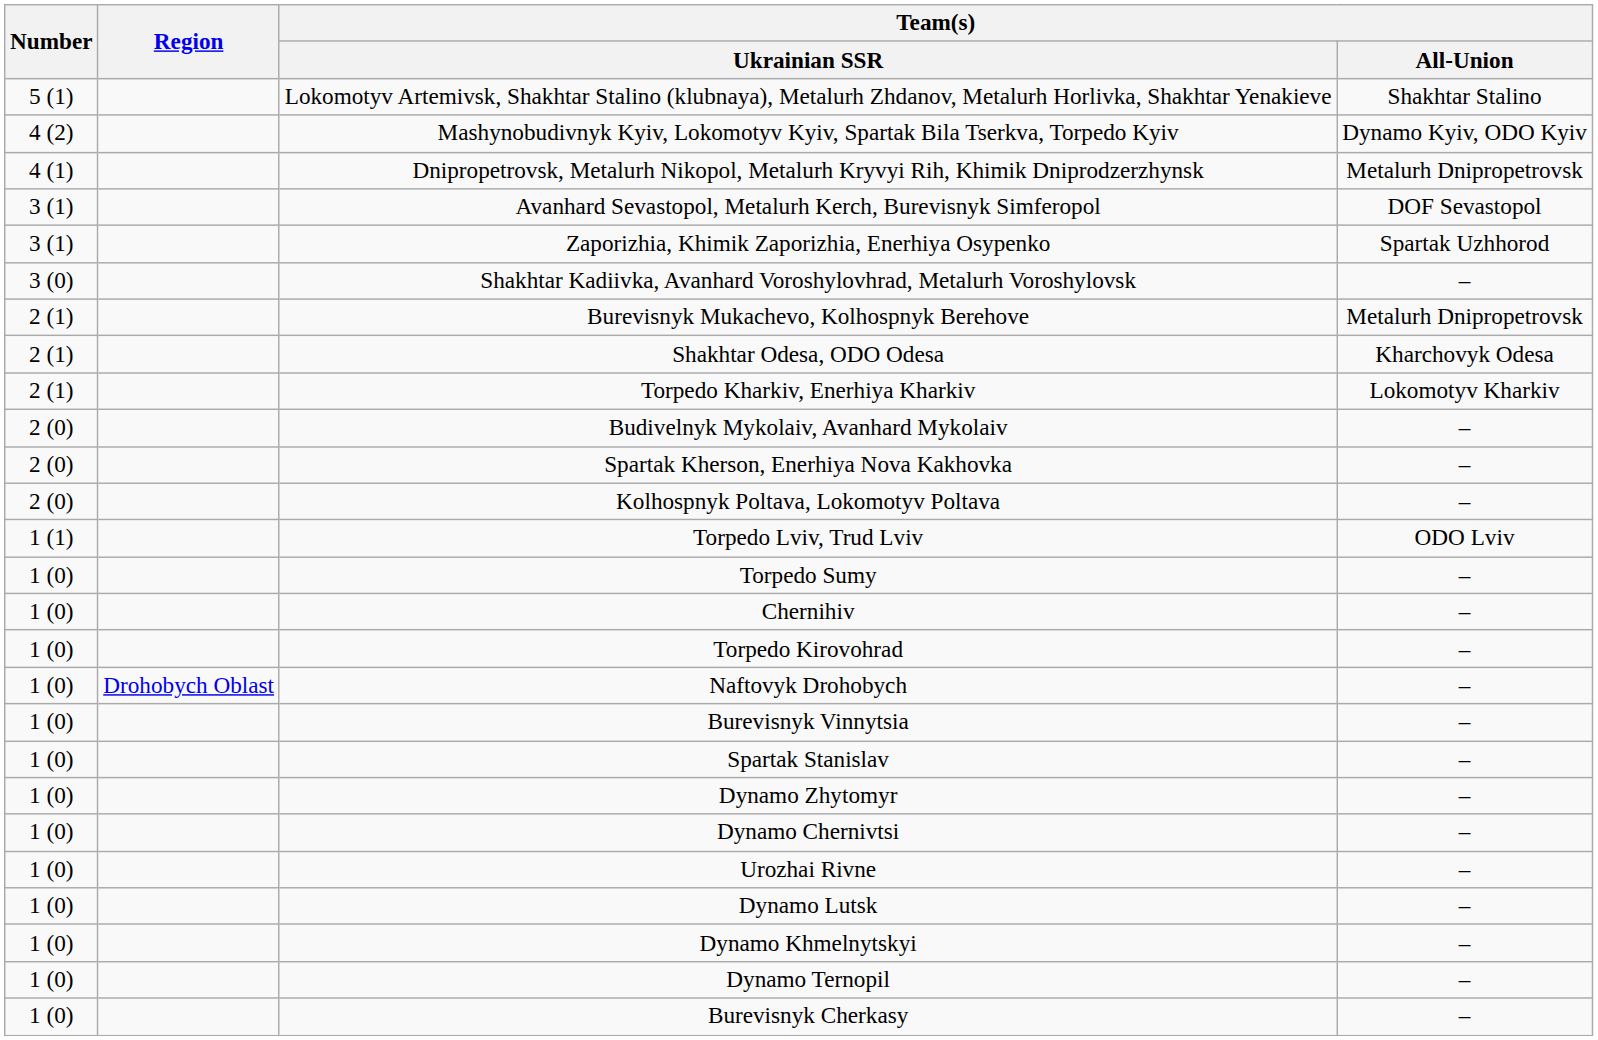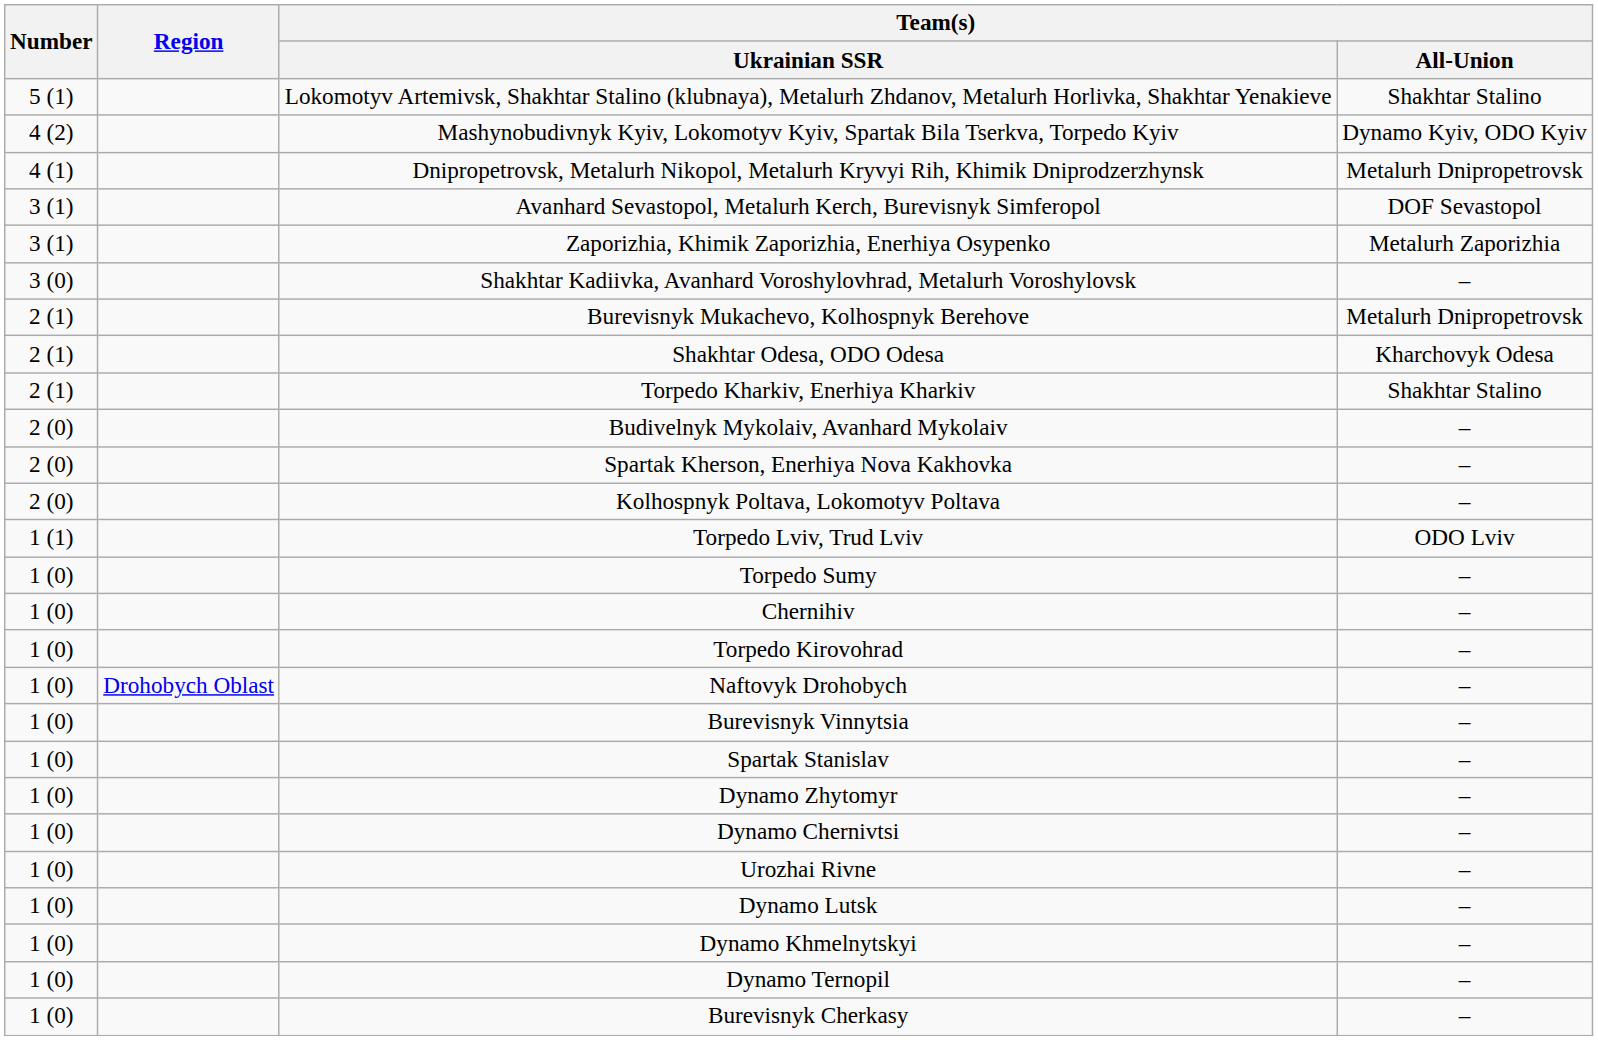(1465, 243) Spartak Uzhhorod -> (1465, 243) Metalurh Zaporizhia
(1465, 390) Lokomotyv Kharkiv -> (1465, 390) Shakhtar Stalino
